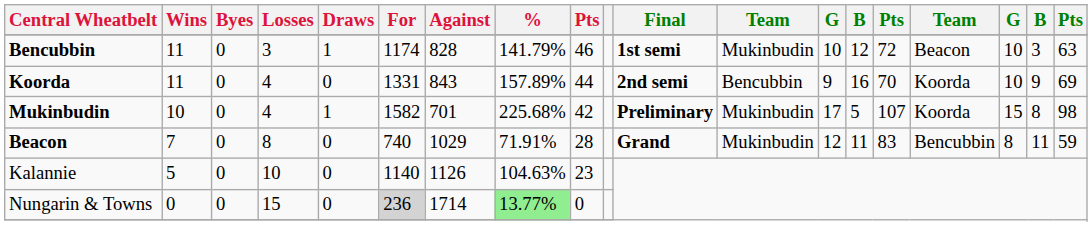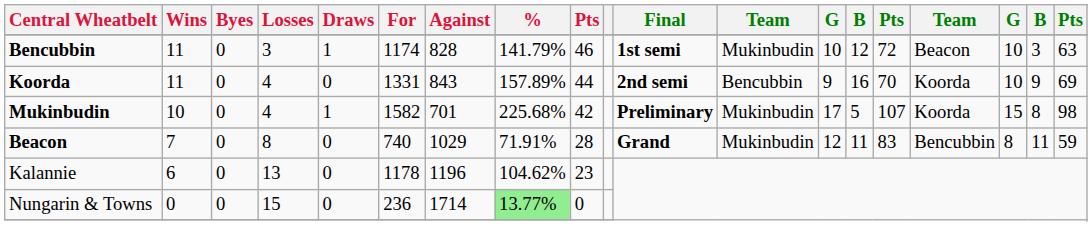(171, 173) 5 -> (171, 173) 6
(271, 173) 10 -> (271, 173) 13
(401, 173) 1140 -> (401, 173) 1178
(447, 173) 1126 -> (447, 173) 1196
(532, 173) 104.63% -> (532, 173) 104.62%
(397, 203) lightgrey background -> (397, 203) no background
